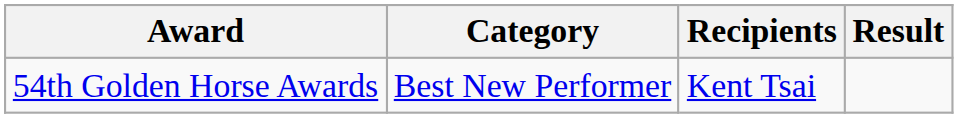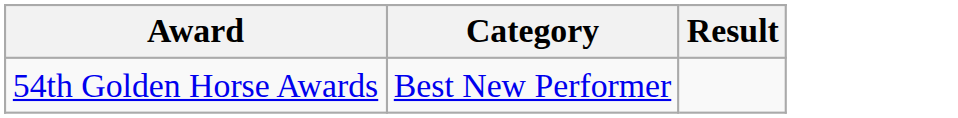- column: (762, 31)
